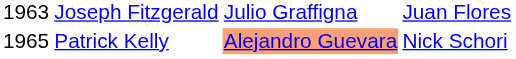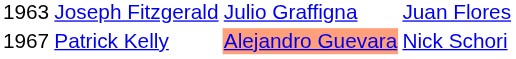(26, 41) 1965 -> (26, 41) 1967
